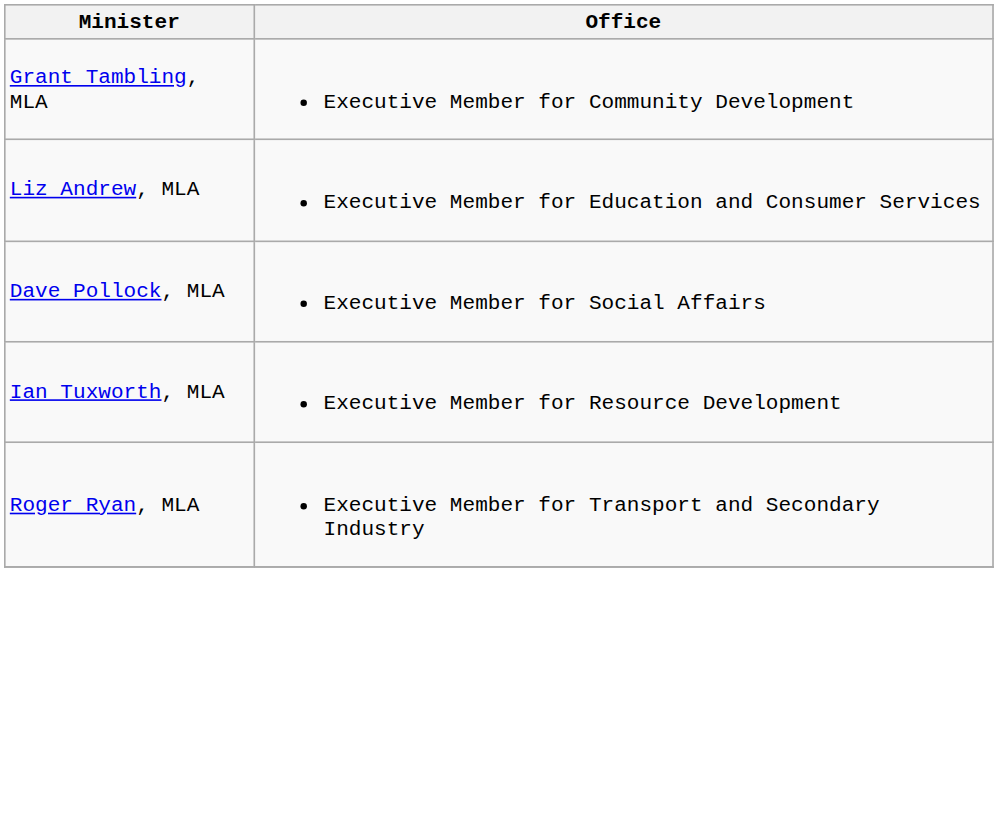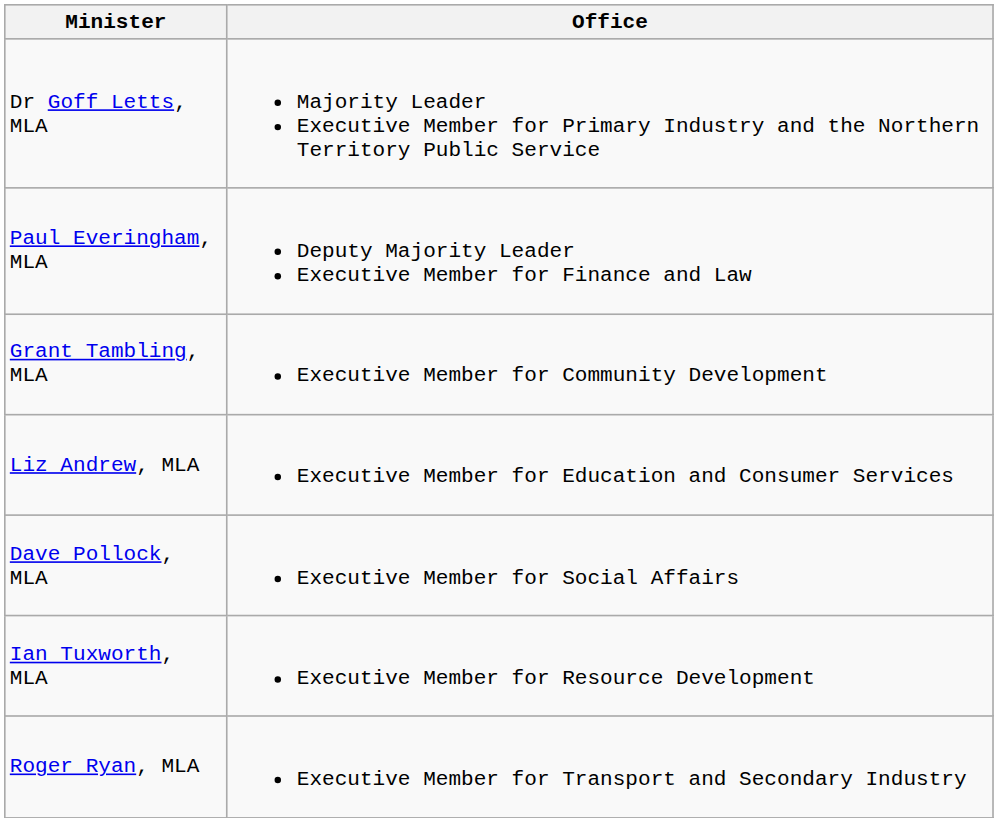+ row: (98, 114)
+ row: (111, 251)
